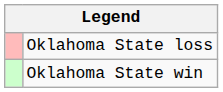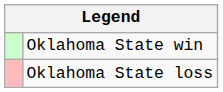rows swapped: (115, 73) <-> (120, 46)
